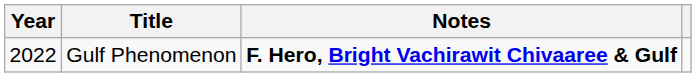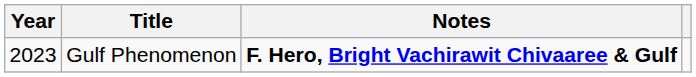(33, 54) 2022 -> (33, 54) 2023
